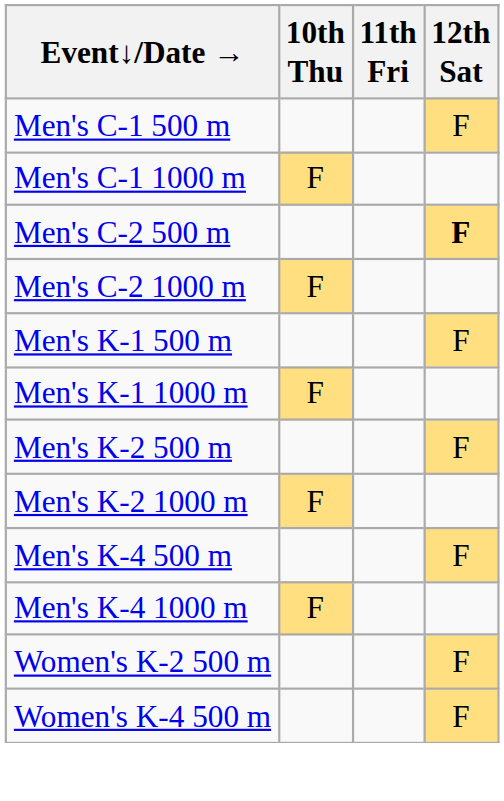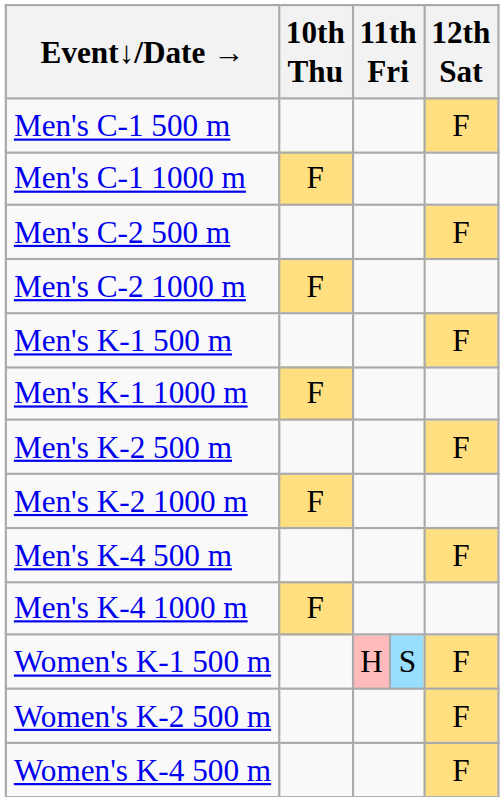(461, 232) bold -> (461, 232) normal
+ row: (143, 662)
